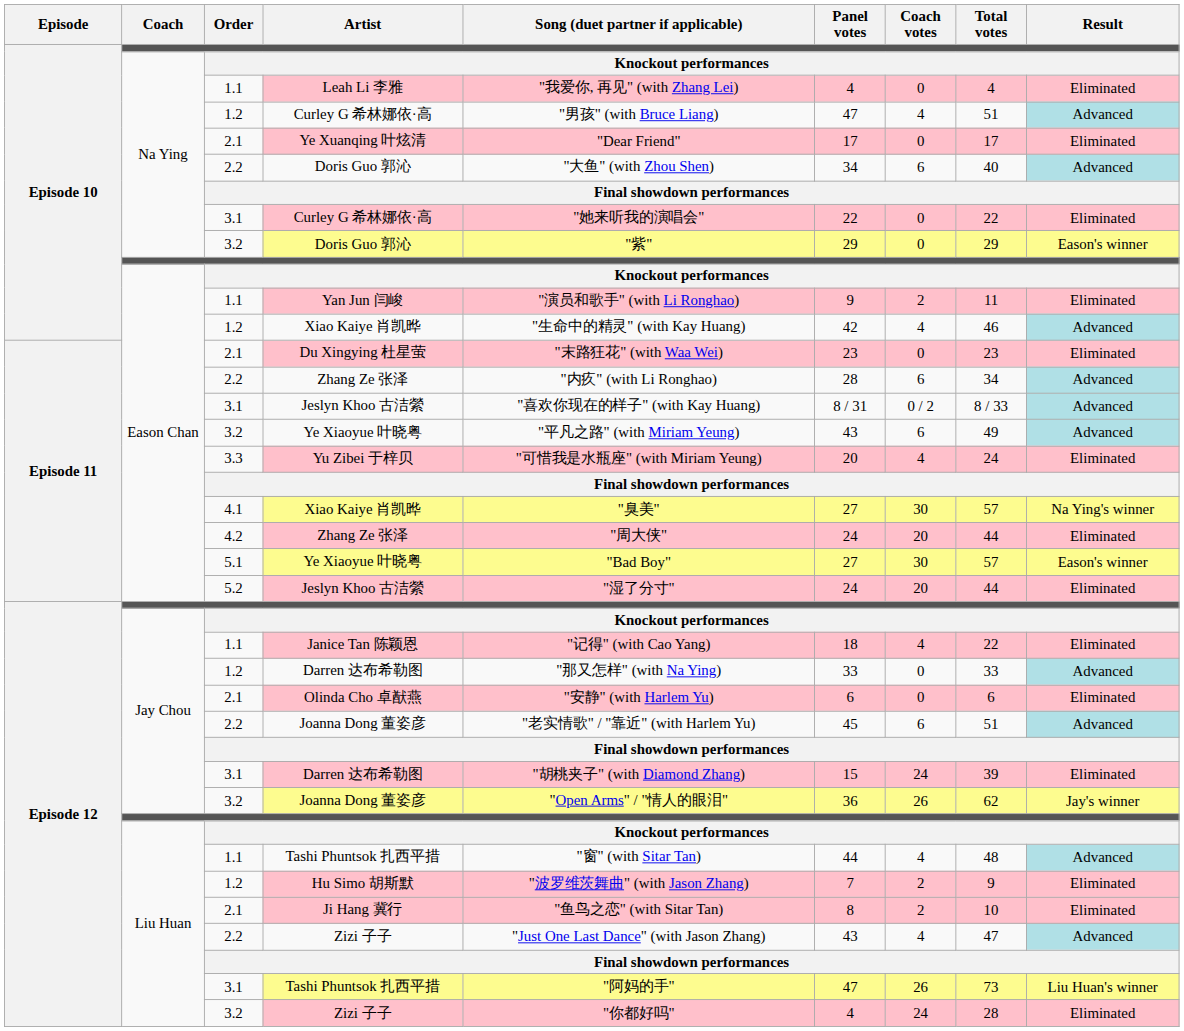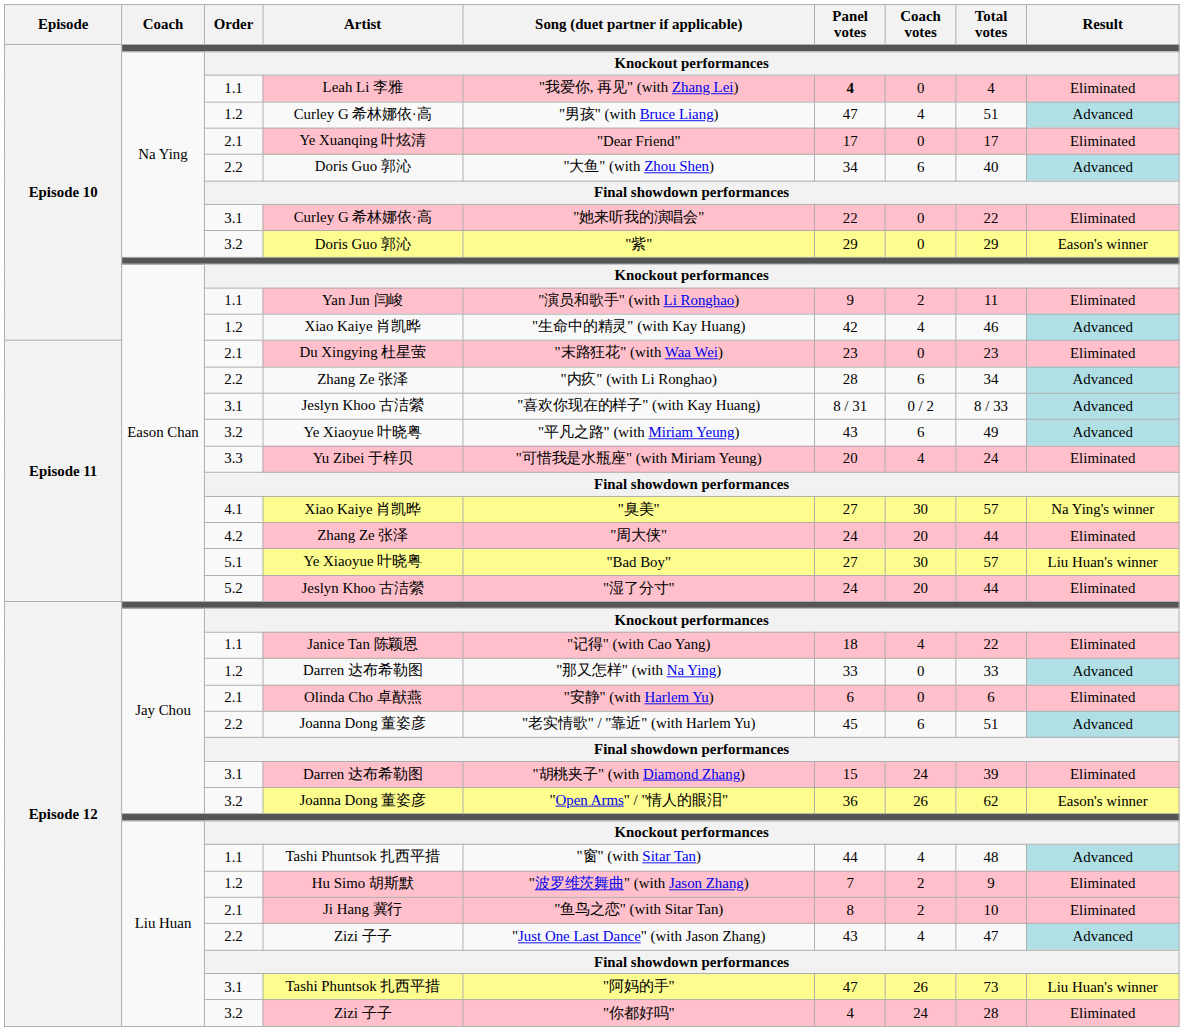(850, 88) normal -> (850, 88) bold
(1103, 561) Eason's winner -> (1103, 561) Liu Huan's winner
(1103, 800) Jay's winner -> (1103, 800) Eason's winner
